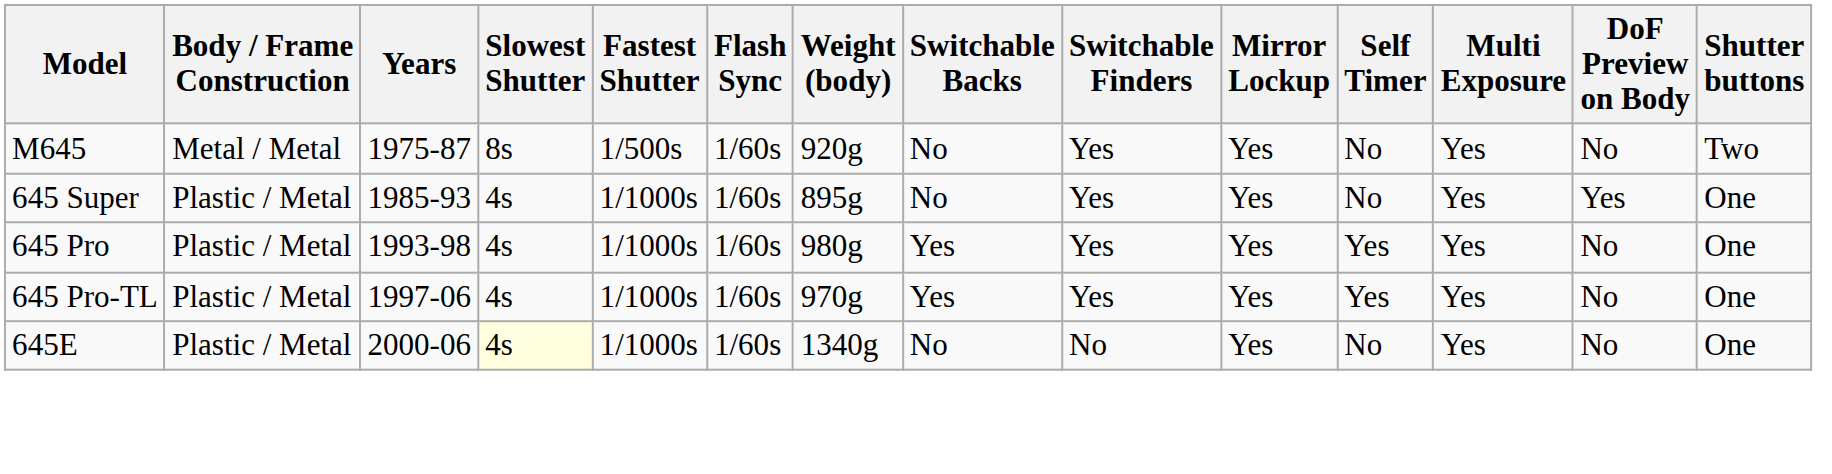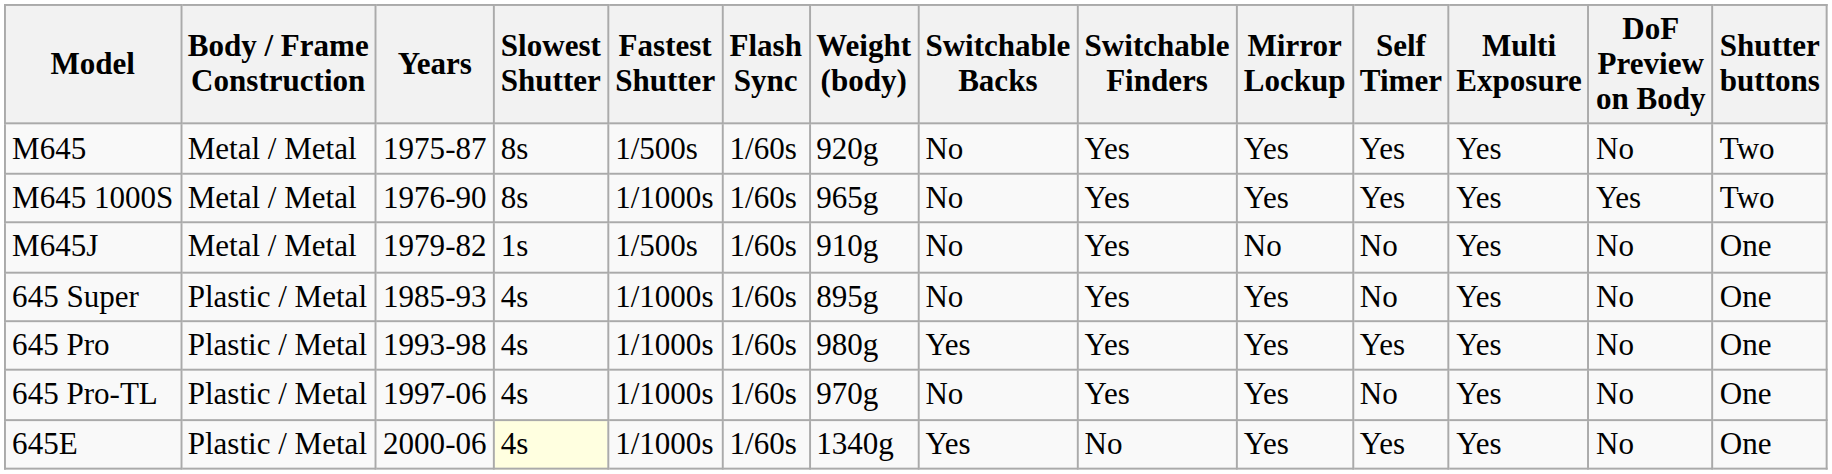(1363, 148) No -> (1382, 148) Yes
+ row: (93, 197)
+ row: (55, 246)
(1603, 197) Yes -> (1615, 295) No
(932, 295) Yes -> (944, 394) No
(1367, 295) Yes -> (1379, 394) No
(929, 345) No -> (948, 443) Yes
(1363, 345) No -> (1382, 443) Yes
